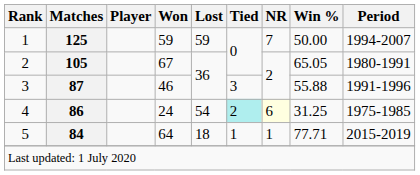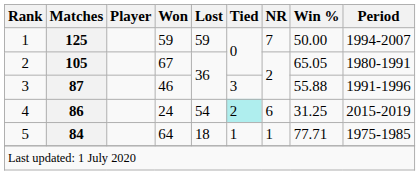(269, 110) lightyellow background -> (269, 110) no background
(378, 110) 1975-1985 -> (378, 110) 2015-2019
(378, 134) 2015-2019 -> (378, 134) 1975-1985
